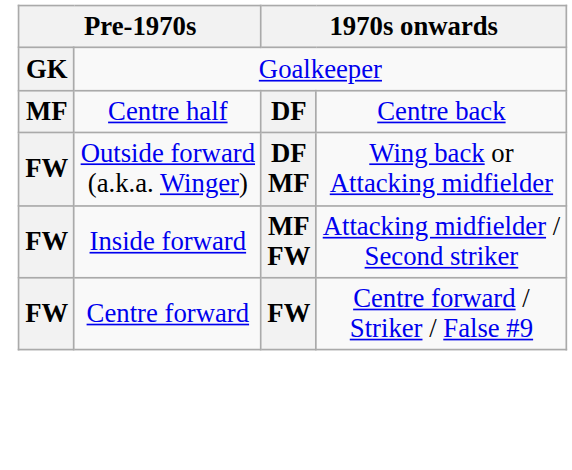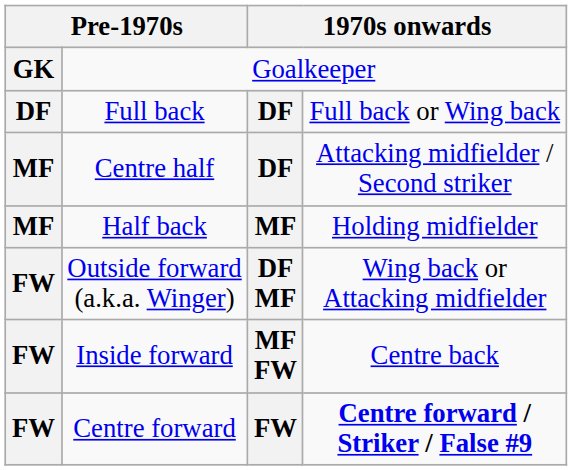+ row: (155, 111)
(441, 111) Centre back -> (435, 168) Attacking midfielder / Second striker
+ row: (155, 225)
(441, 241) Attacking midfielder / Second striker -> (435, 355) Centre back
(441, 313) normal -> (435, 428) bold
